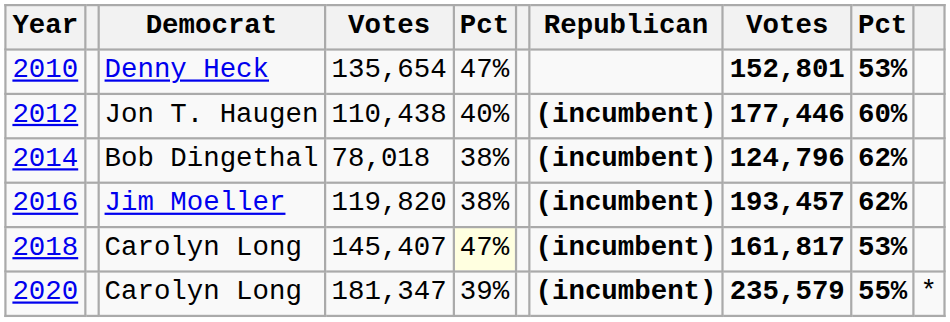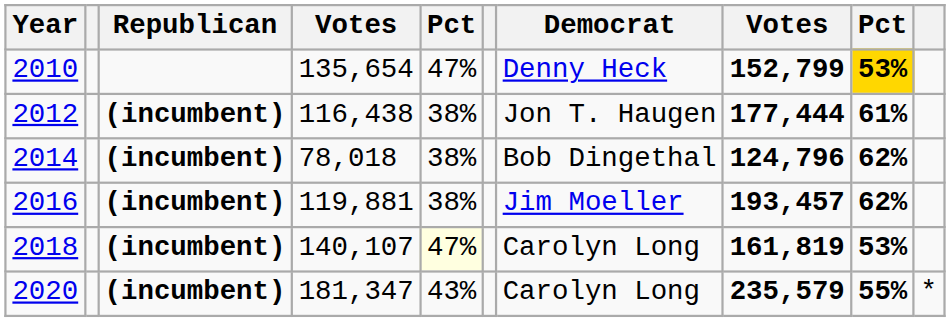columns swapped: (211, 27) <-> (626, 27)
(787, 72) 152,801 -> (787, 72) 152,799
(883, 72) no background -> (883, 72) gold background
(389, 116) 110,438 -> (356, 116) 116,438
(485, 116) 40% -> (452, 116) 38%
(787, 116) 177,446 -> (787, 116) 177,444
(883, 116) 60% -> (883, 116) 61%
(389, 204) 119,820 -> (356, 204) 119,881
(389, 249) 145,407 -> (356, 249) 140,107
(787, 249) 161,817 -> (787, 249) 161,819
(485, 293) 39% -> (452, 293) 43%
